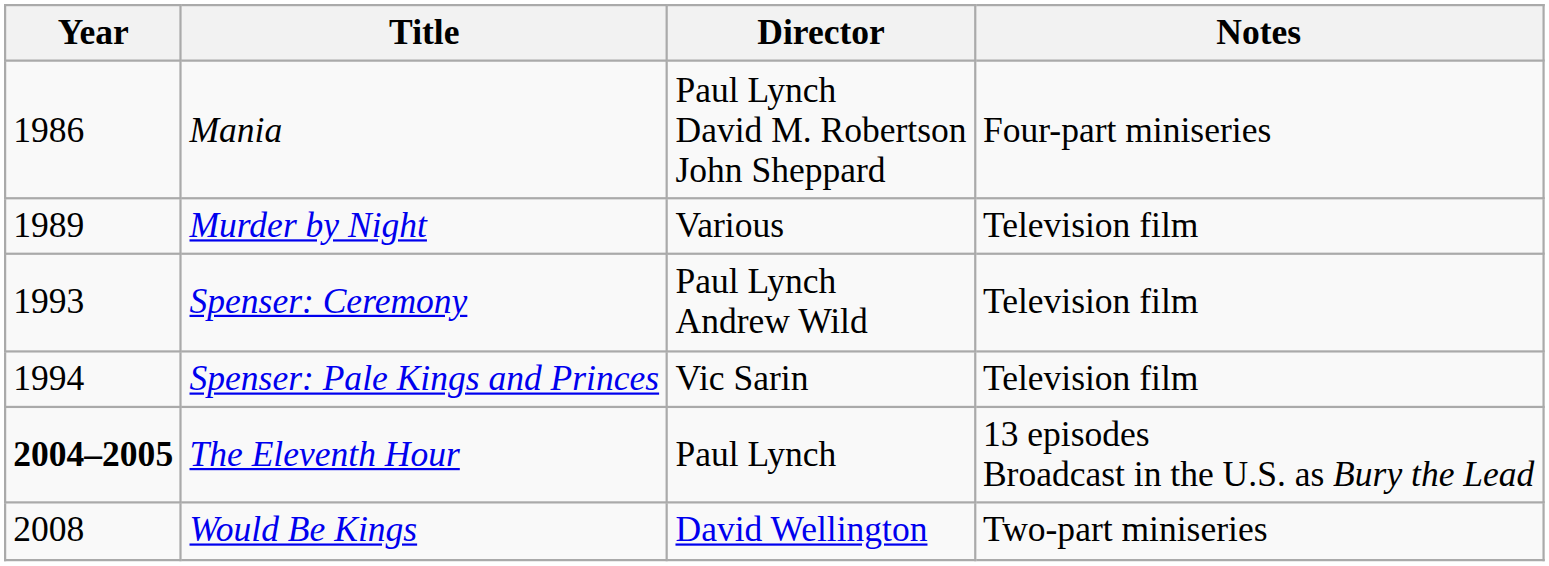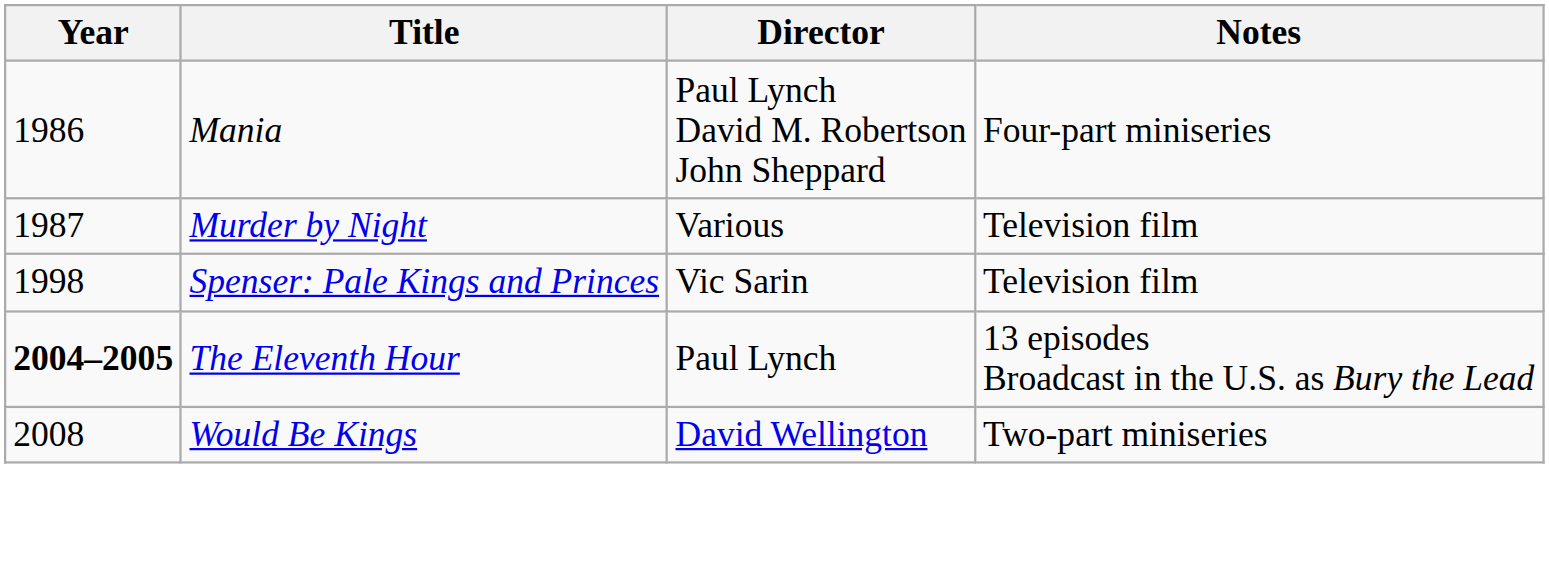(49, 225) 1989 -> (49, 225) 1987
- row: (328, 301)
(49, 377) 1994 -> (49, 281) 1998
